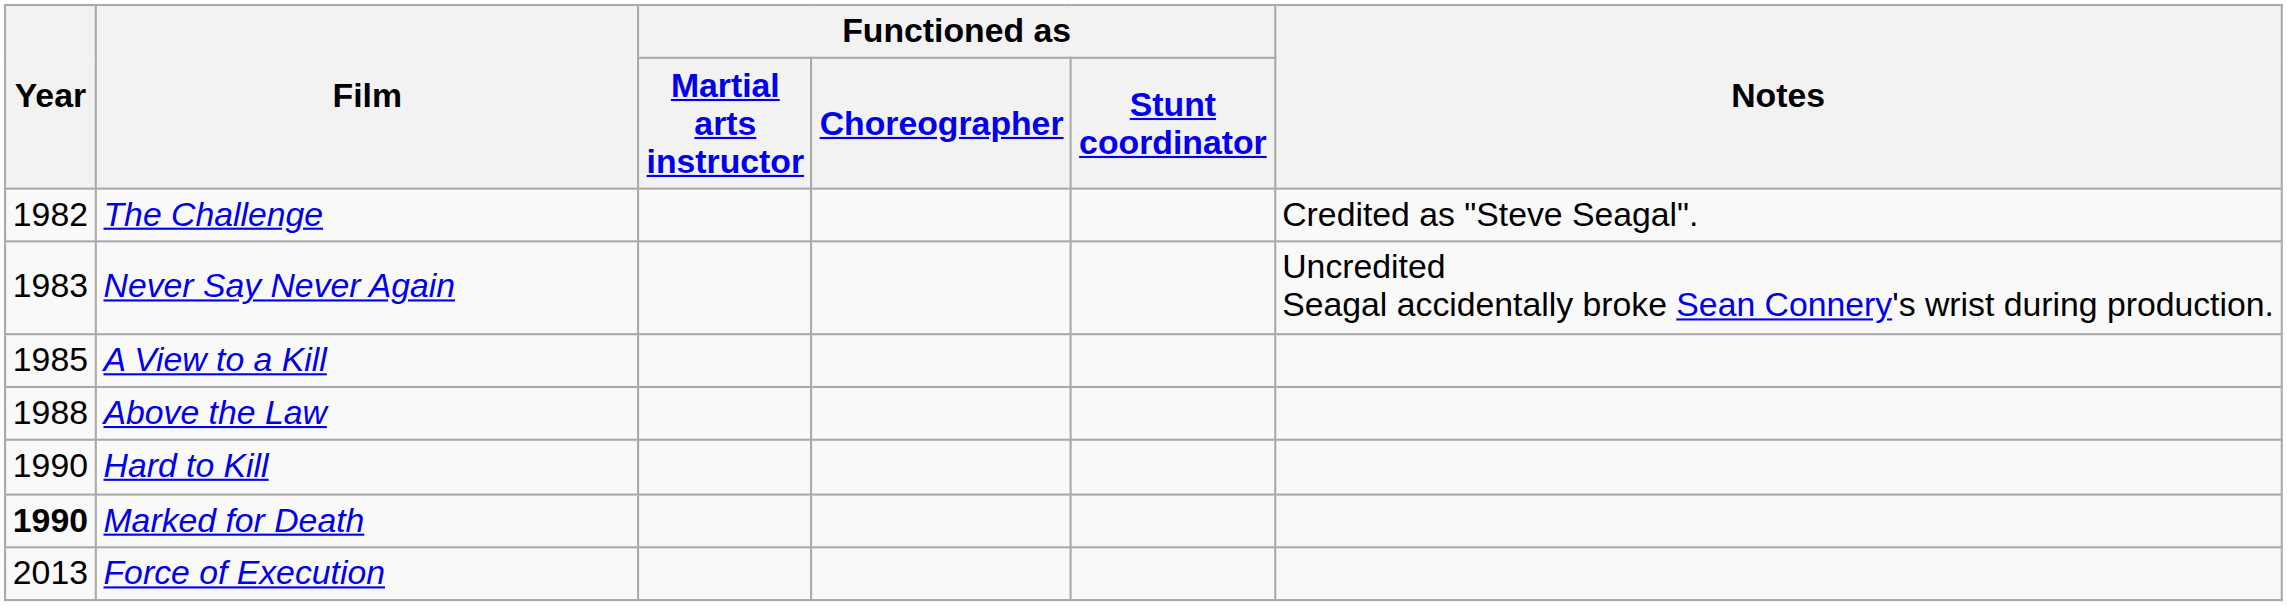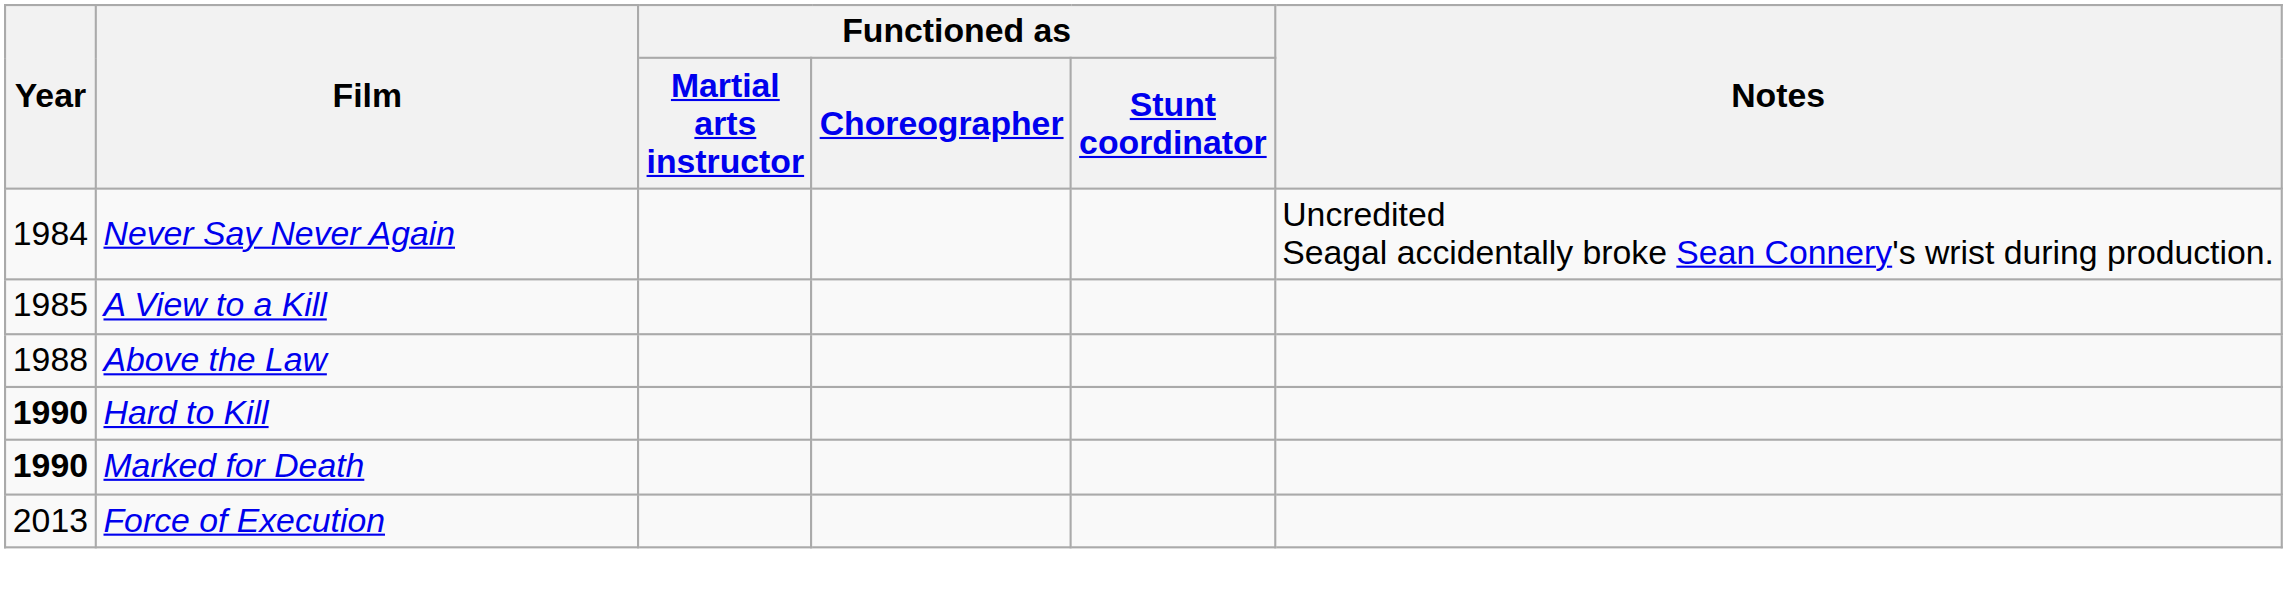- row: (213, 214)
(50, 286) 1983 -> (50, 233) 1984
(50, 466) normal -> (50, 412) bold
